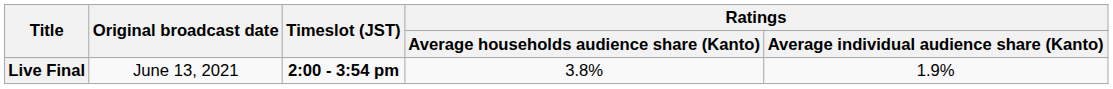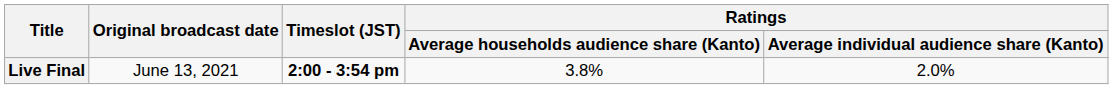(936, 70) 1.9% -> (936, 70) 2.0%
